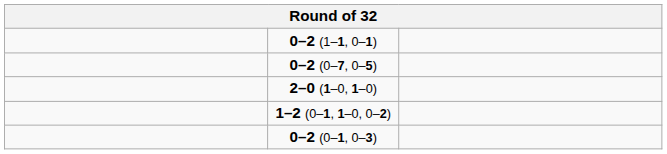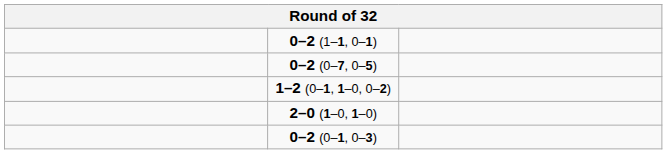rows swapped: (333, 88) <-> (333, 112)
